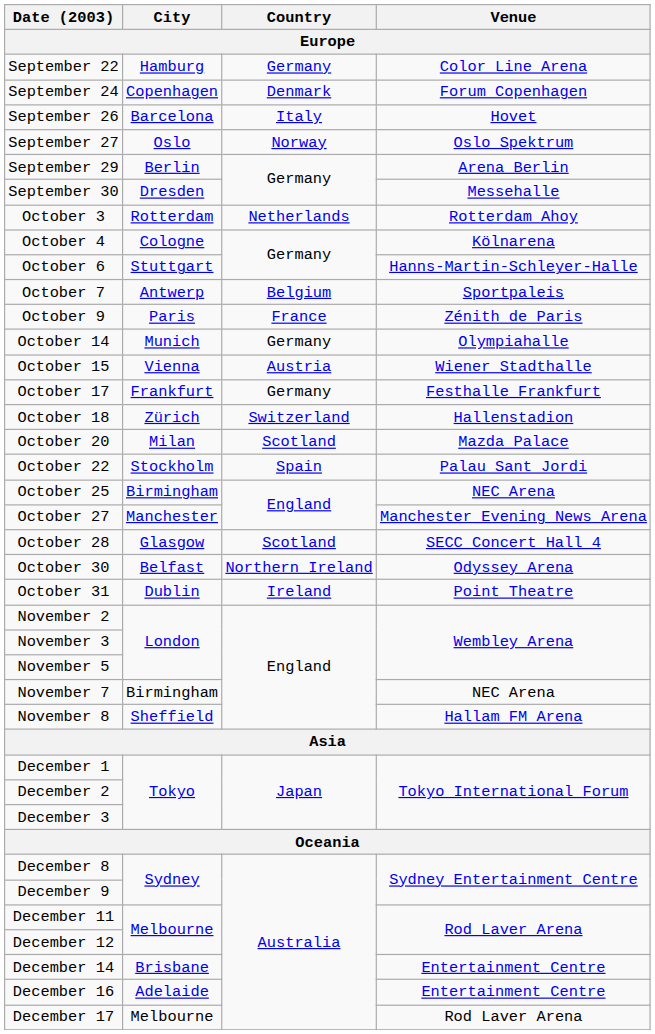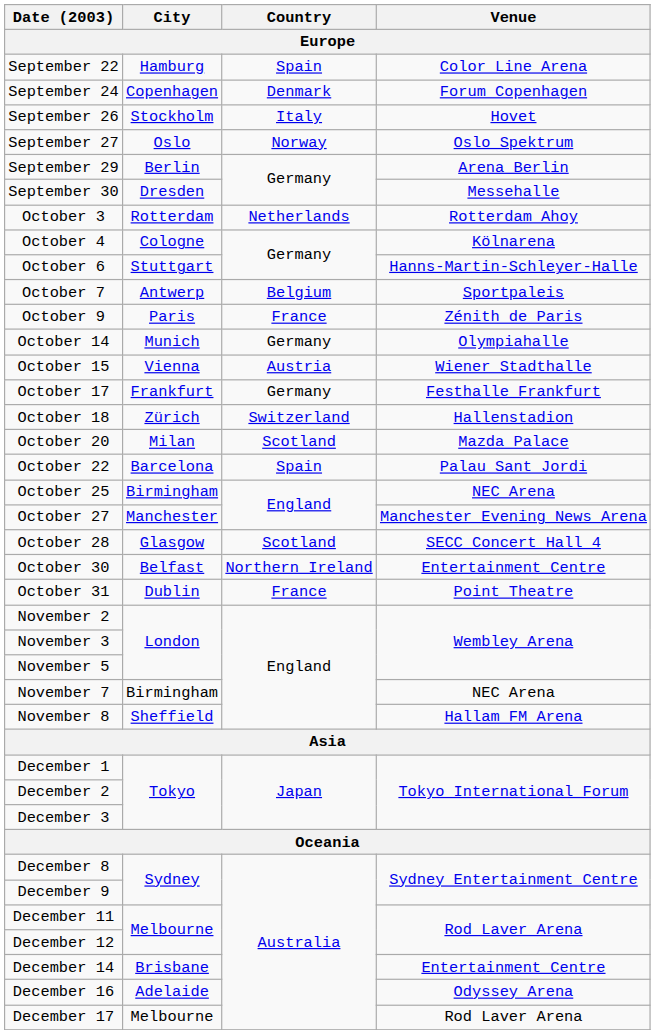(299, 67) Germany -> (299, 67) Spain
(172, 117) Barcelona -> (172, 117) Stockholm
(172, 467) Stockholm -> (172, 467) Barcelona
(513, 567) Odyssey Arena -> (513, 567) Entertainment Centre
(299, 592) Ireland -> (299, 592) France
(513, 992) Entertainment Centre -> (513, 992) Odyssey Arena
